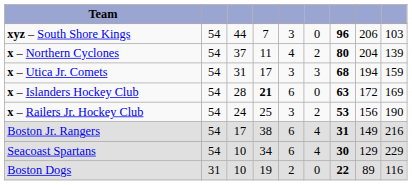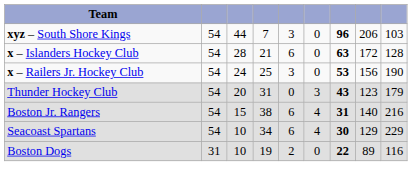- row: (63, 53)
- row: (57, 72)
(266, 92) bold -> (266, 53) normal
(394, 92) 169 -> (394, 53) 128
(317, 111) 2 -> (317, 72) 0
+ row: (62, 92)
(240, 131) 17 -> (240, 111) 15
(368, 131) 149 -> (368, 111) 140
